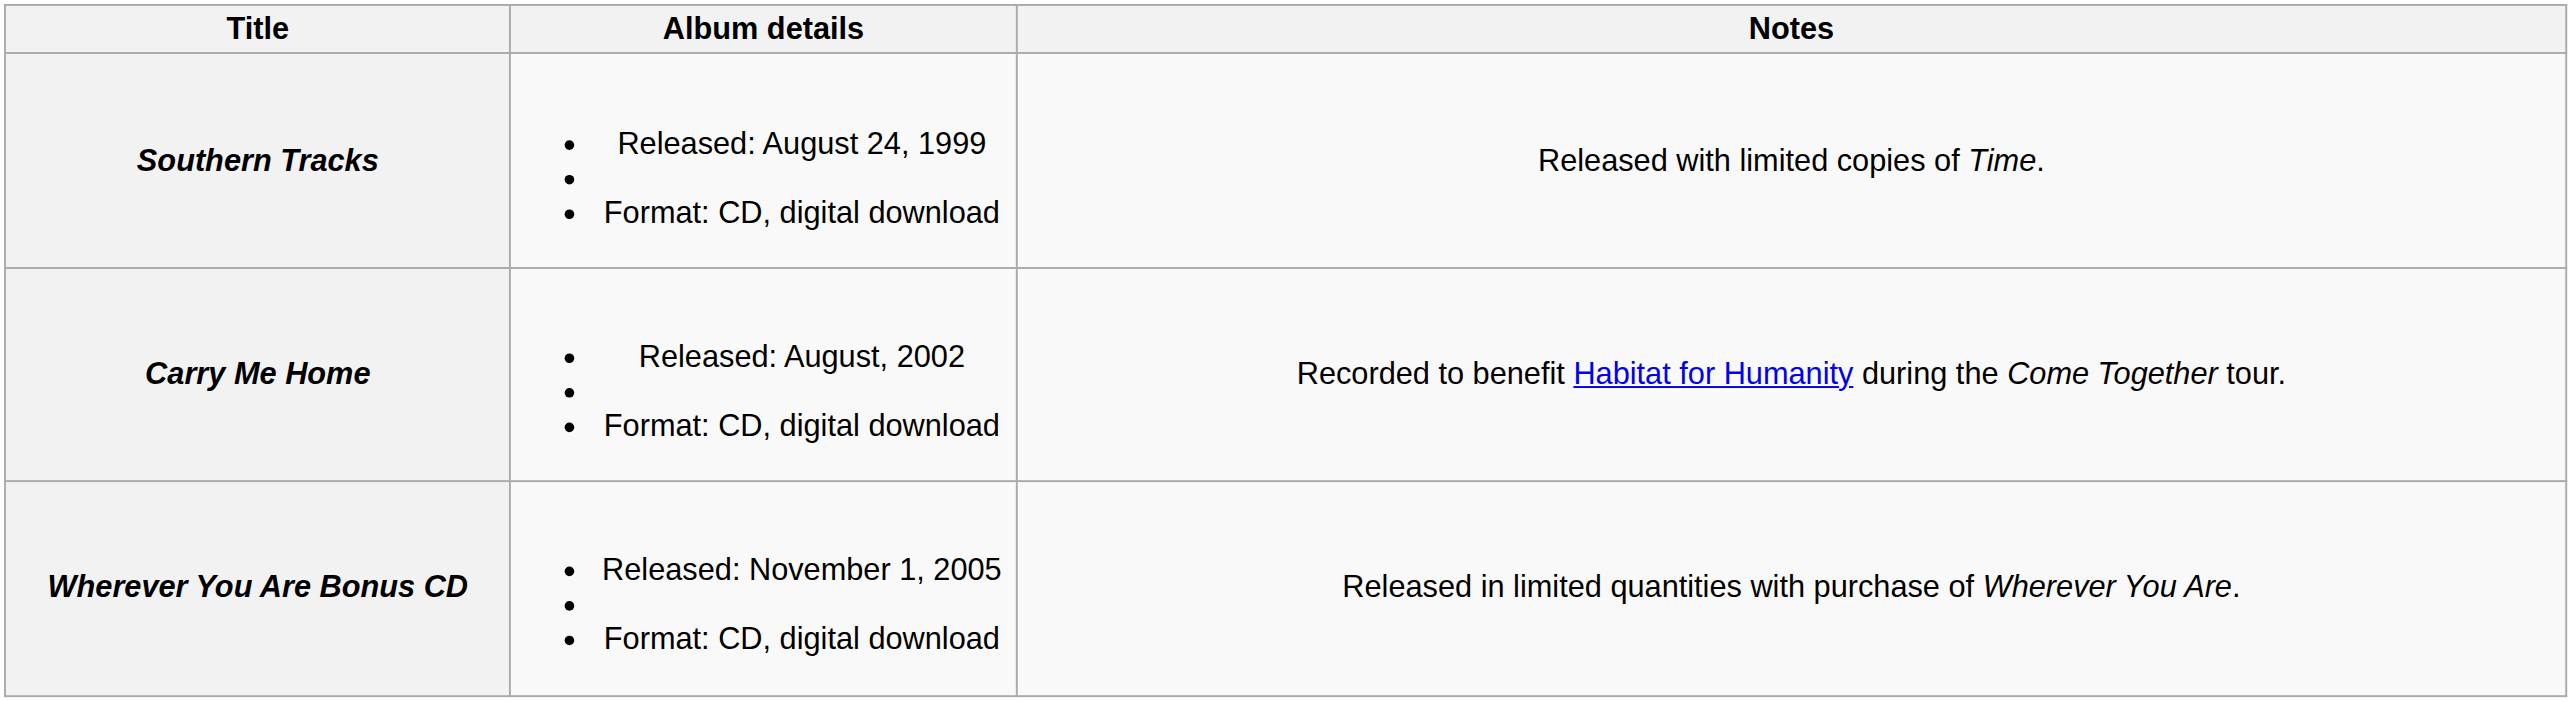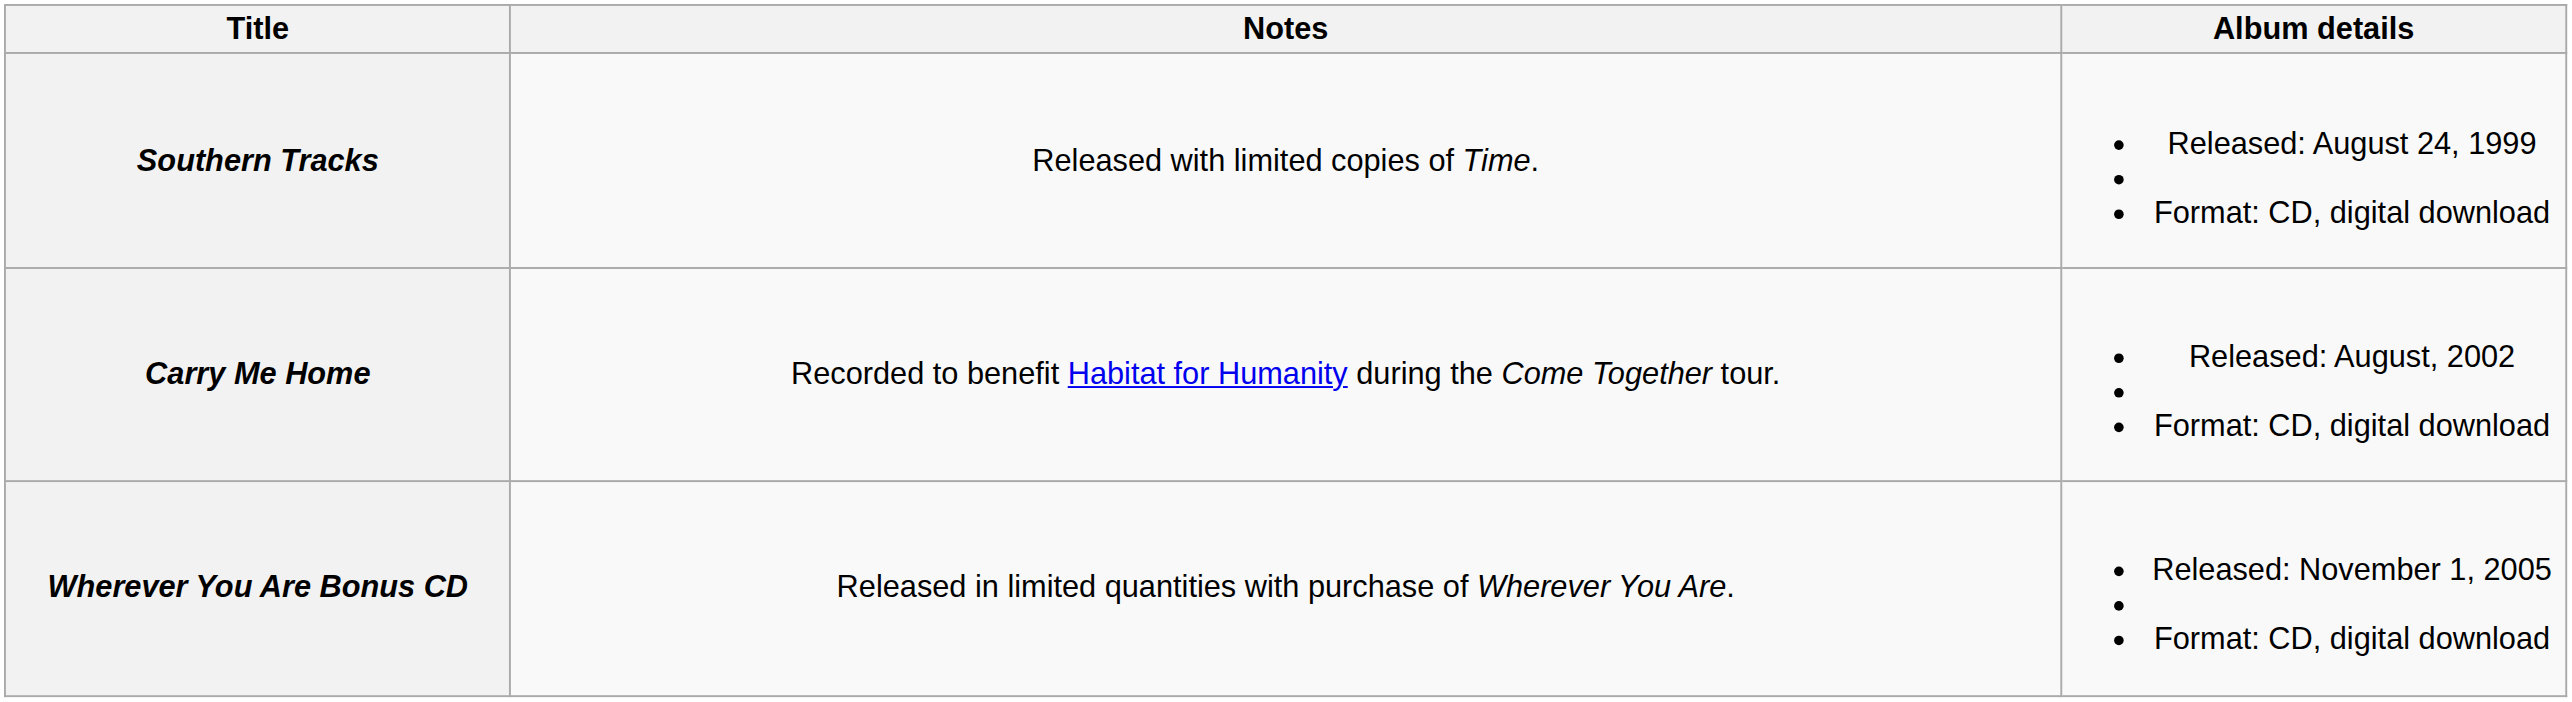columns swapped: (763, 28) <-> (1791, 28)
